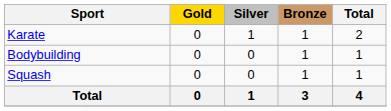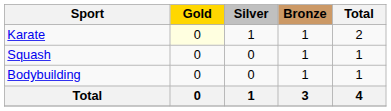(197, 34) no background -> (197, 34) lightyellow background
rows swapped: (44, 55) <-> (29, 75)
